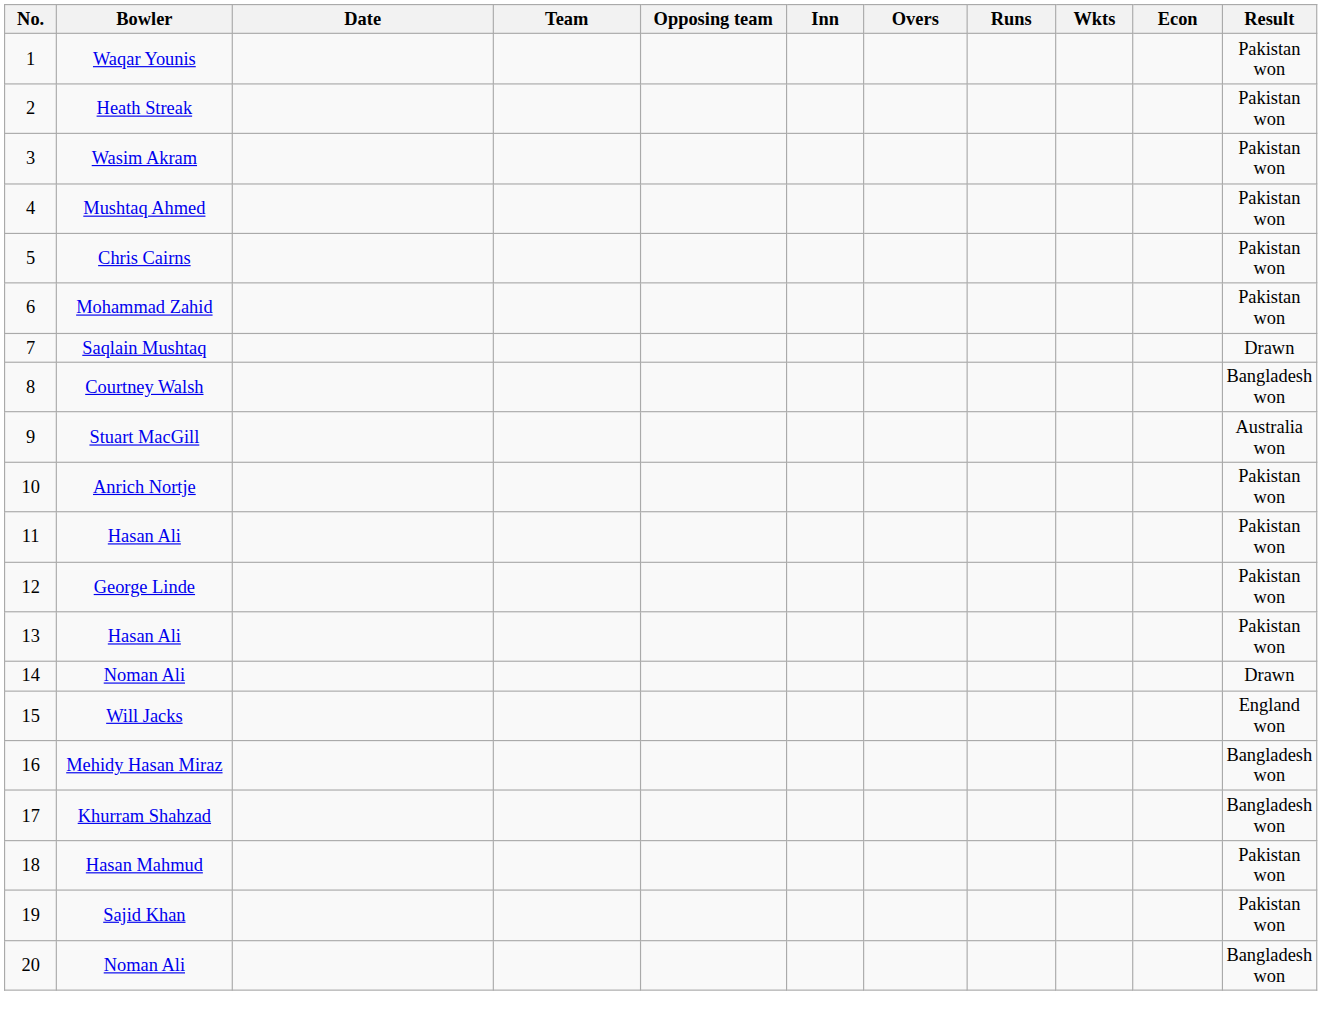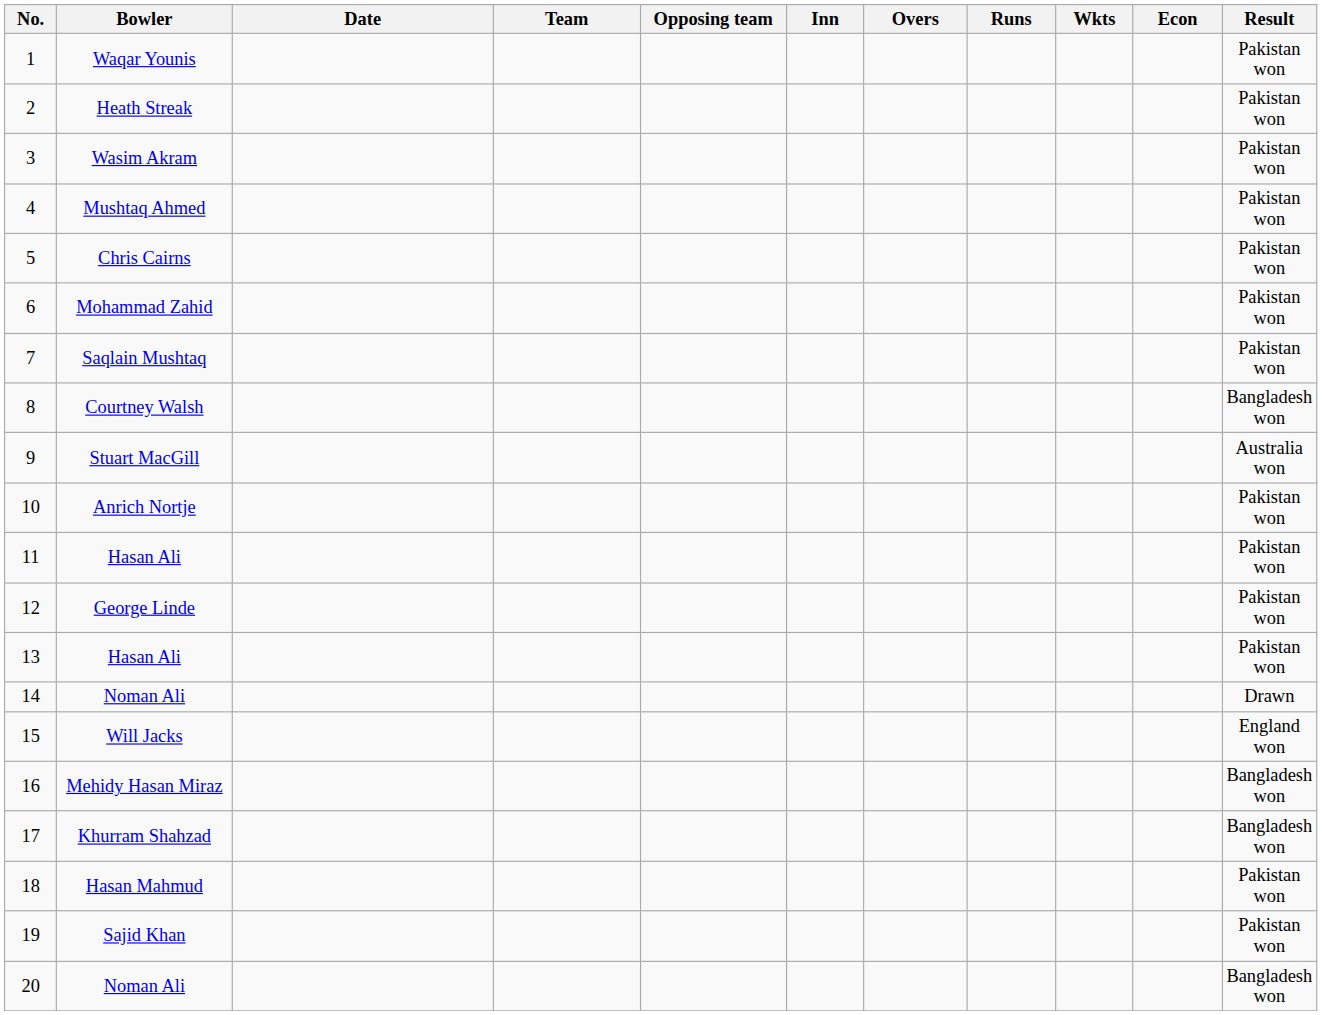(1269, 347) Drawn -> (1269, 357) Pakistan won
